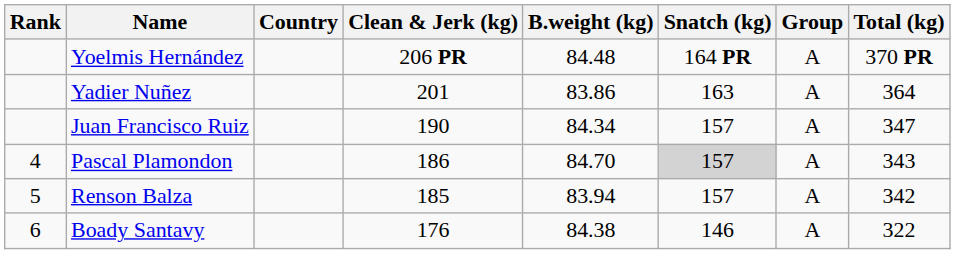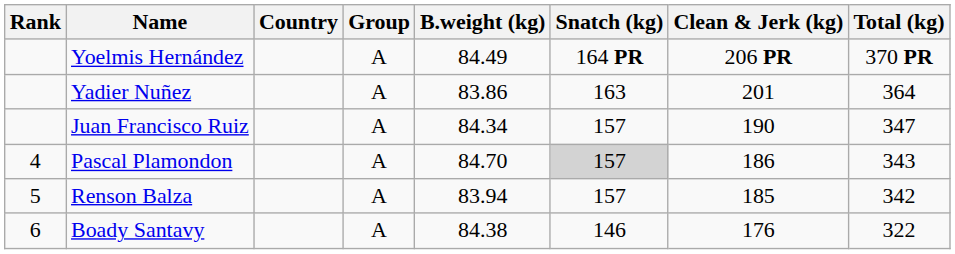columns swapped: (812, 21) <-> (433, 21)
(591, 56) 84.48 -> (483, 56) 84.49
